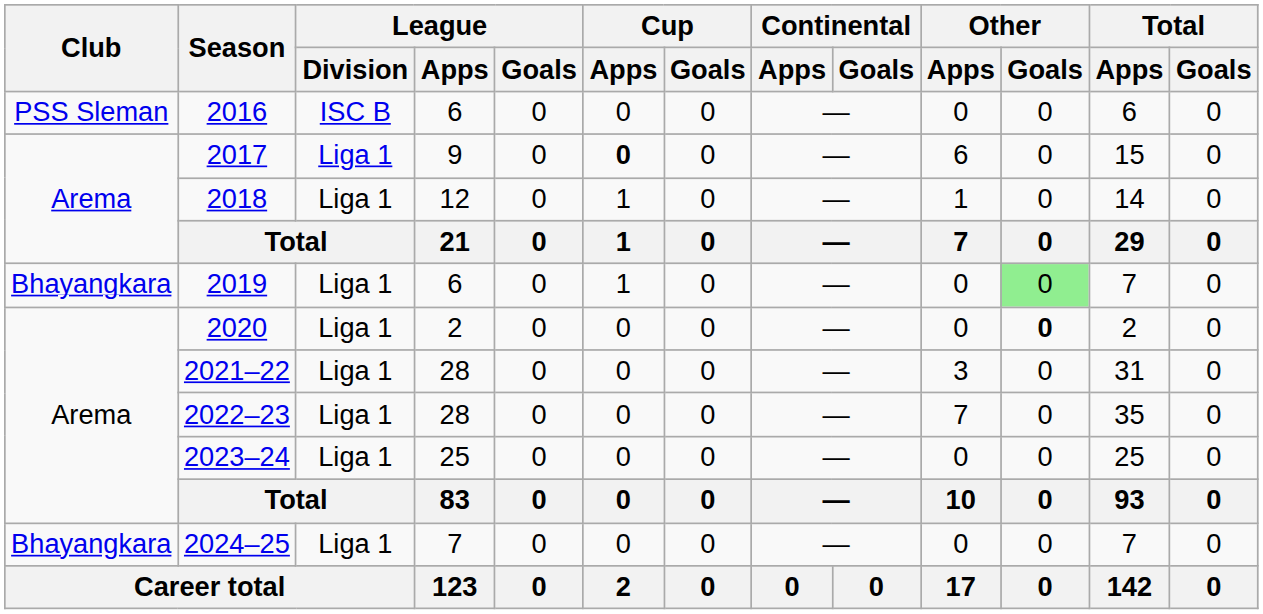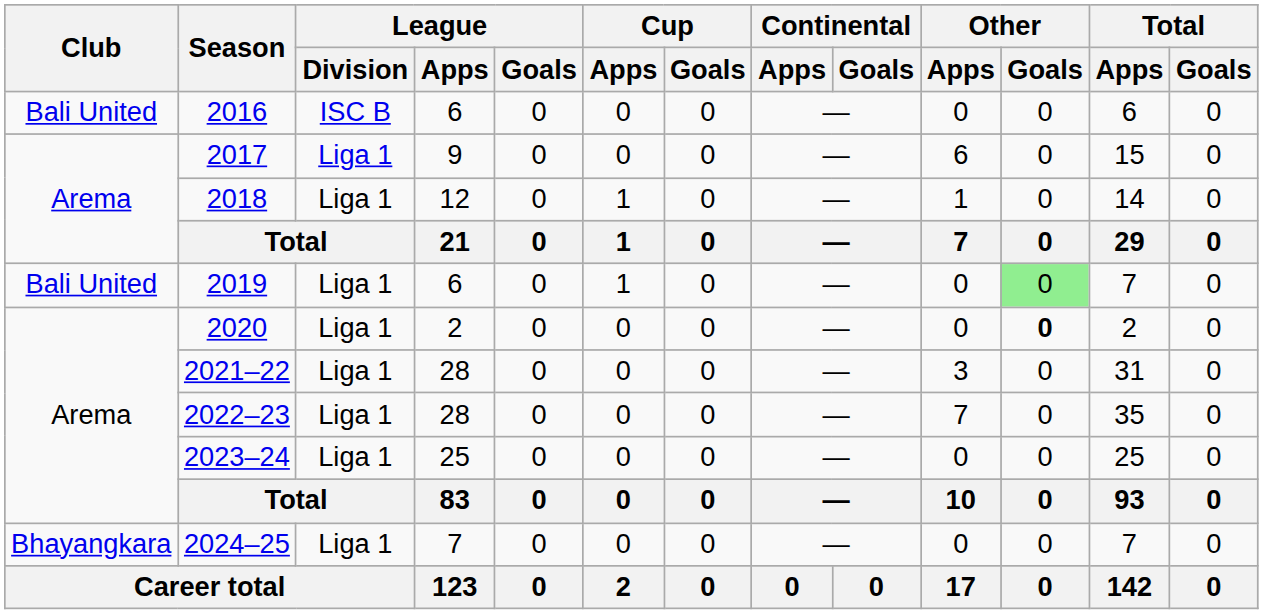(91, 112) PSS Sleman -> (91, 112) Bali United
(623, 155) bold -> (623, 155) normal
(91, 284) Bhayangkara -> (91, 284) Bali United
